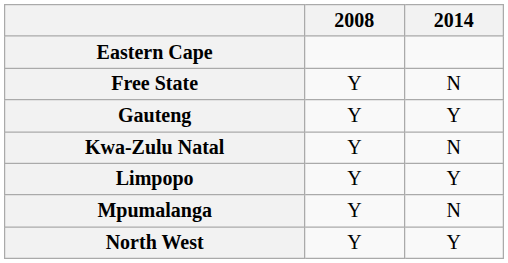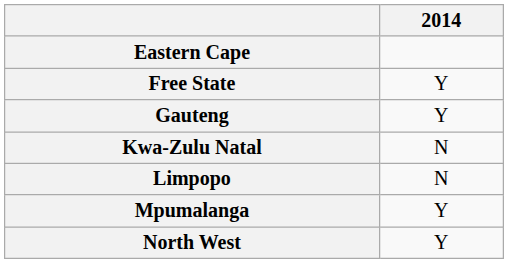- column: (354, 20)
(454, 83) N -> (441, 83) Y
(454, 178) Y -> (441, 178) N
(454, 210) N -> (441, 210) Y
